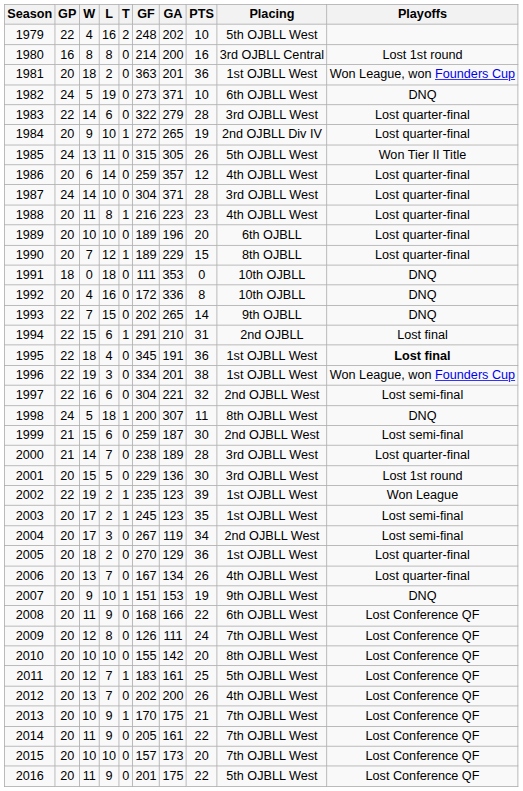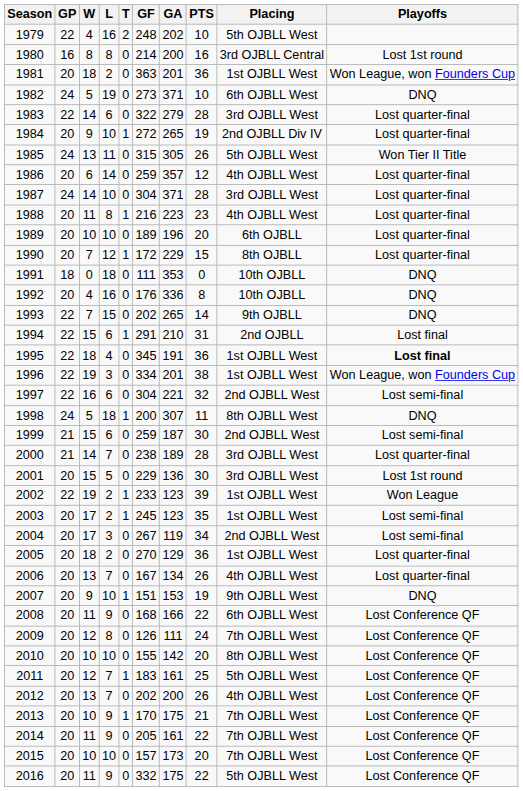(146, 255) 189 -> (146, 255) 172
(146, 295) 172 -> (146, 295) 176
(146, 495) 235 -> (146, 495) 233
(146, 776) 201 -> (146, 776) 332
